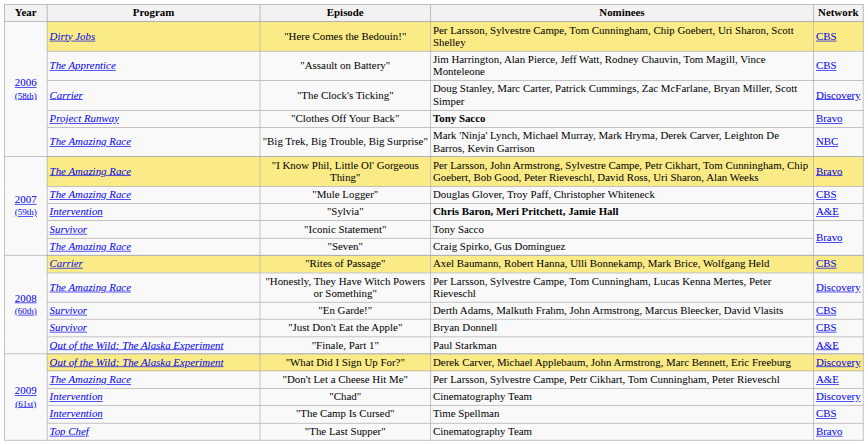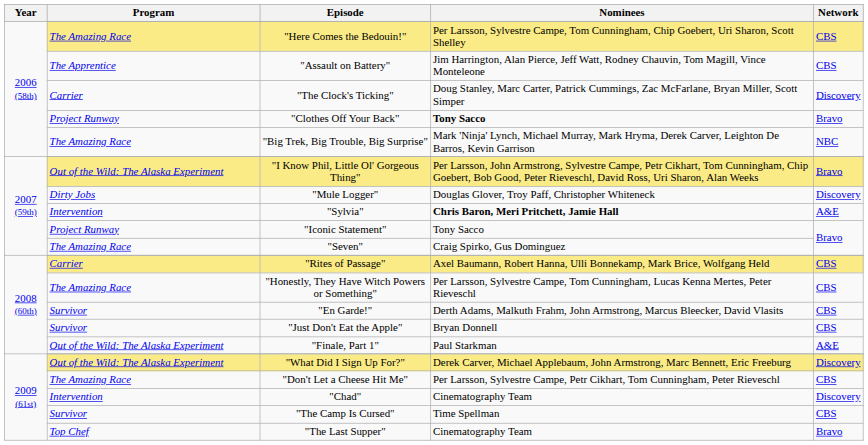(72, 36) Dirty Jobs -> (90, 36) The Amazing Race
(90, 171) The Amazing Race -> (137, 171) Out of the Wild: The Alaska Experiment
(90, 195) The Amazing Race -> (72, 195) Dirty Jobs
(826, 195) CBS -> (838, 195) Discovery
(68, 229) Survivor -> (84, 229) Project Runway
(838, 287) Discovery -> (826, 287) CBS
(827, 379) A&E -> (826, 379) CBS
(76, 414) Intervention -> (68, 414) Survivor
